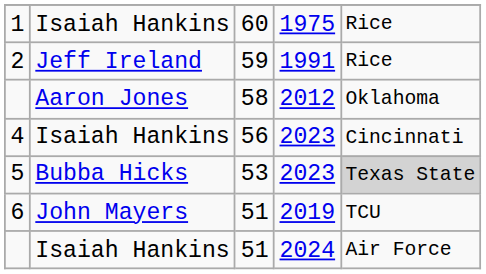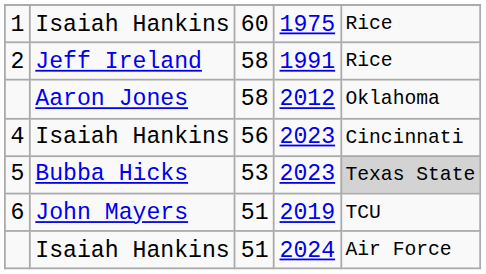(255, 61) 59 -> (255, 61) 58
